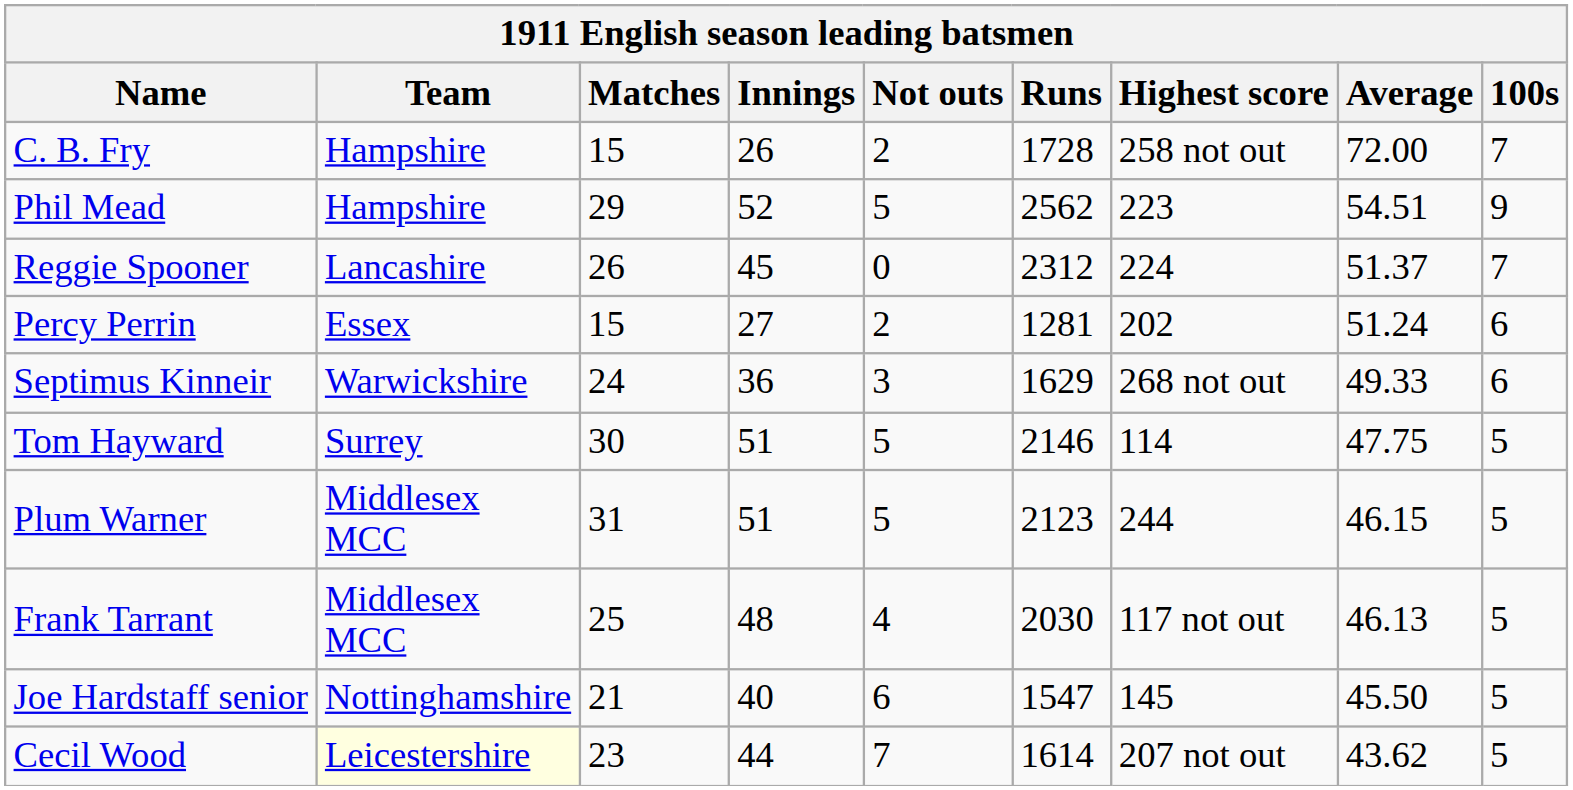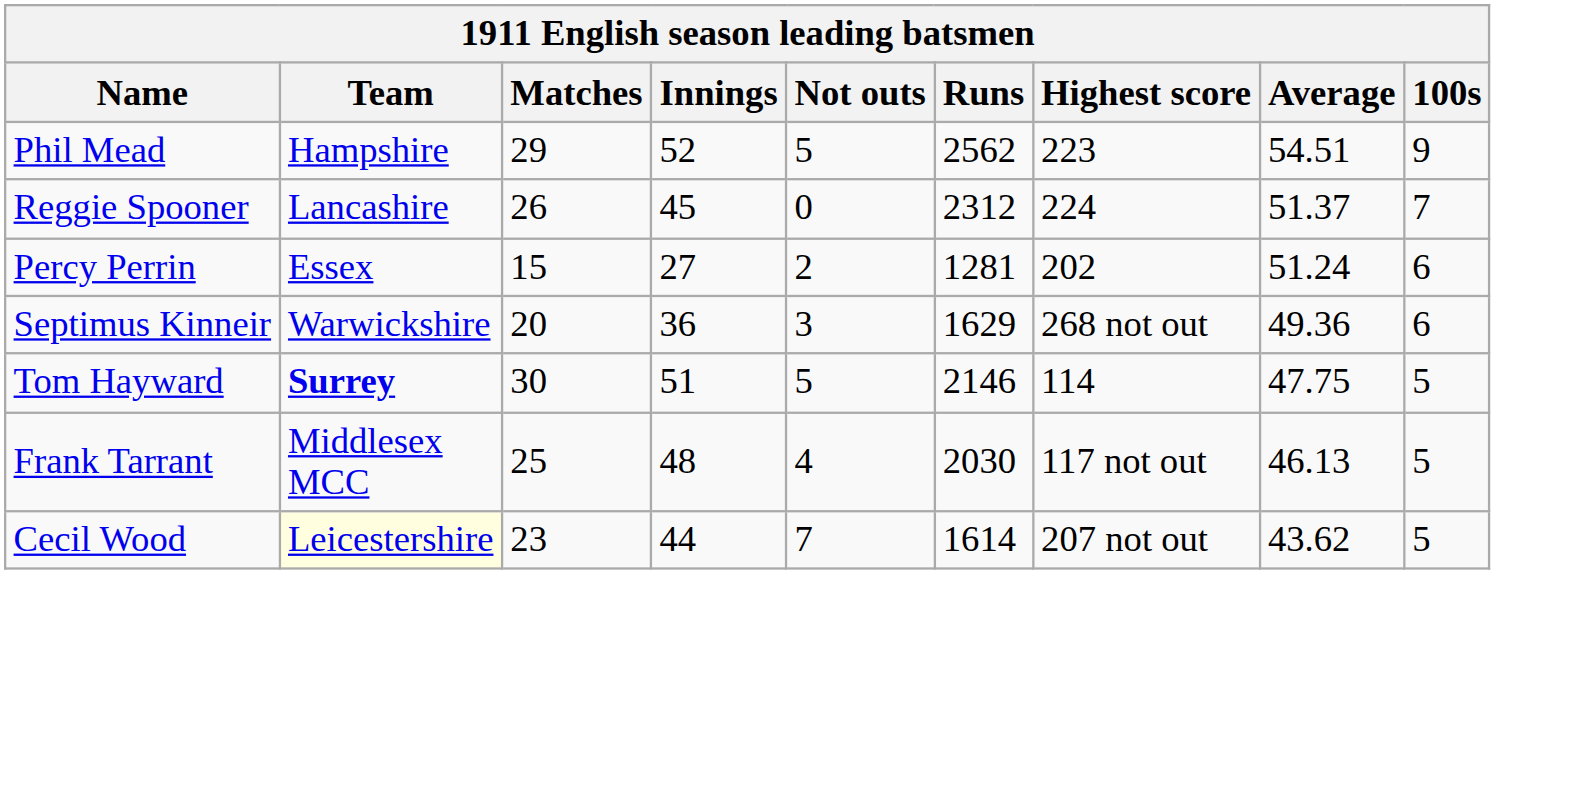- row: (82, 149)
(606, 382) 24 -> (529, 324) 20
(1387, 382) 49.33 -> (1309, 324) 49.36
(374, 440) normal -> (342, 382) bold
- row: (110, 519)
- row: (161, 697)
